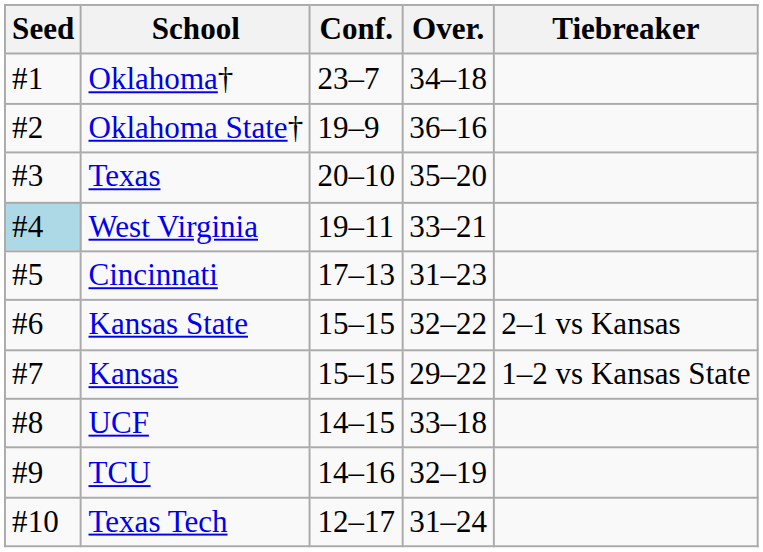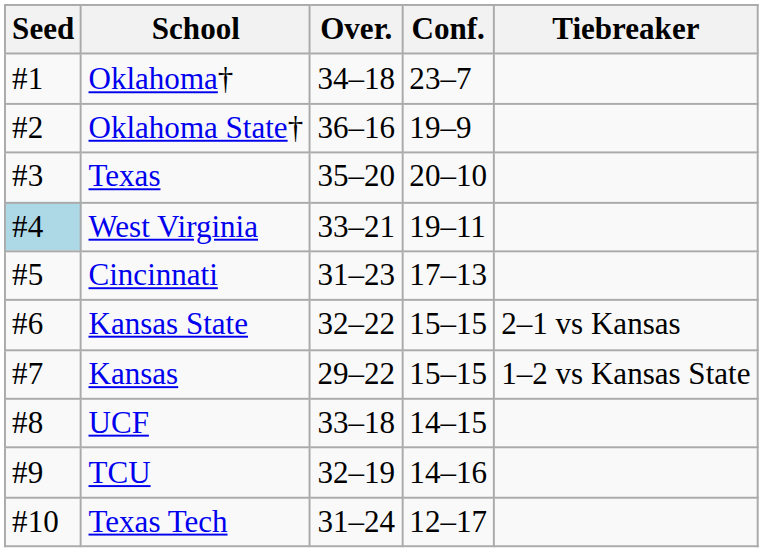columns swapped: (356, 29) <-> (448, 29)
